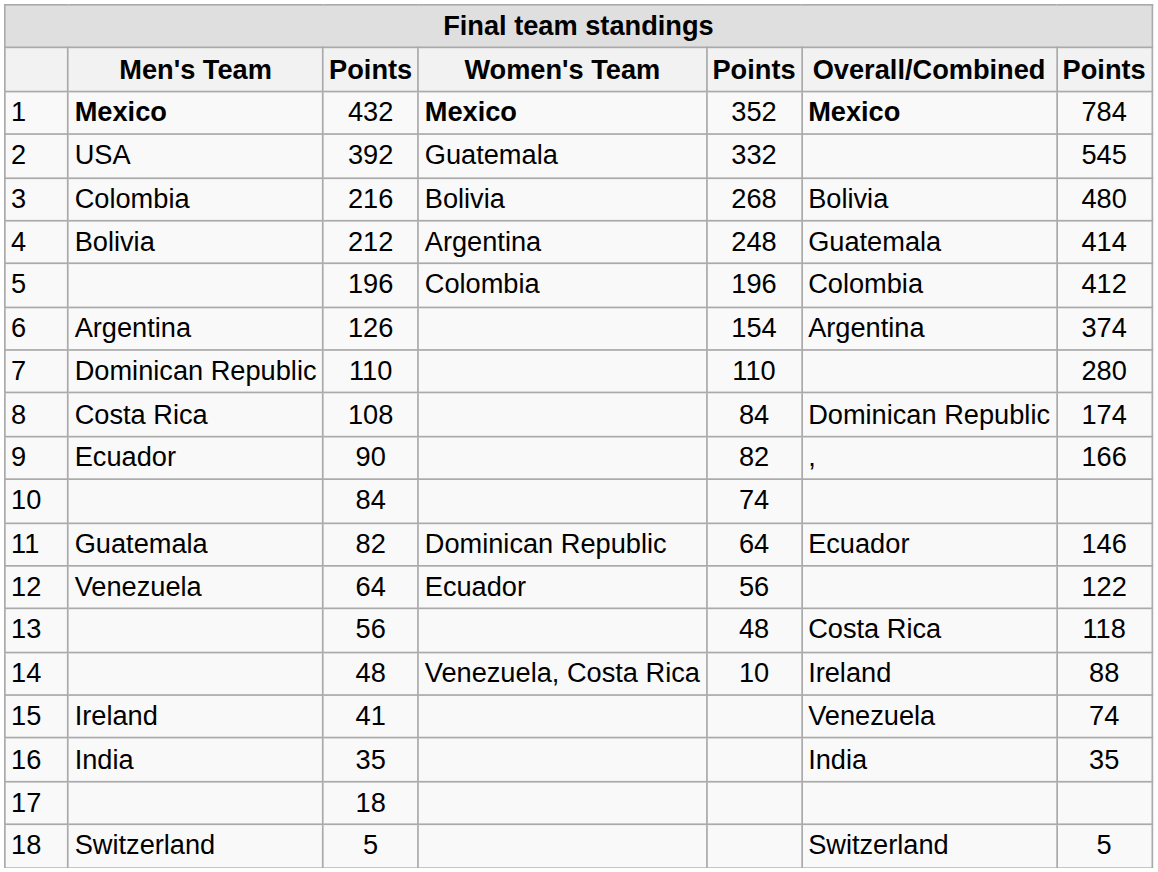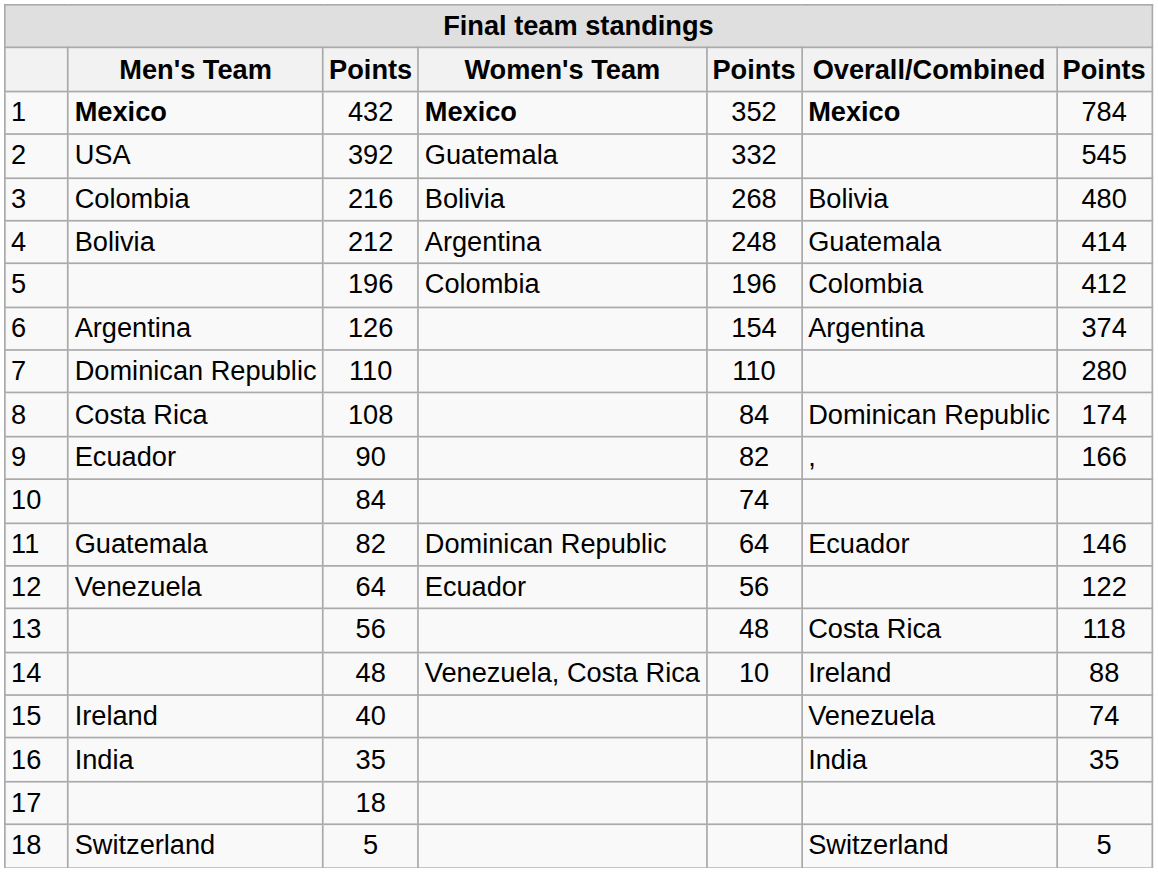(371, 716) 41 -> (371, 716) 40
